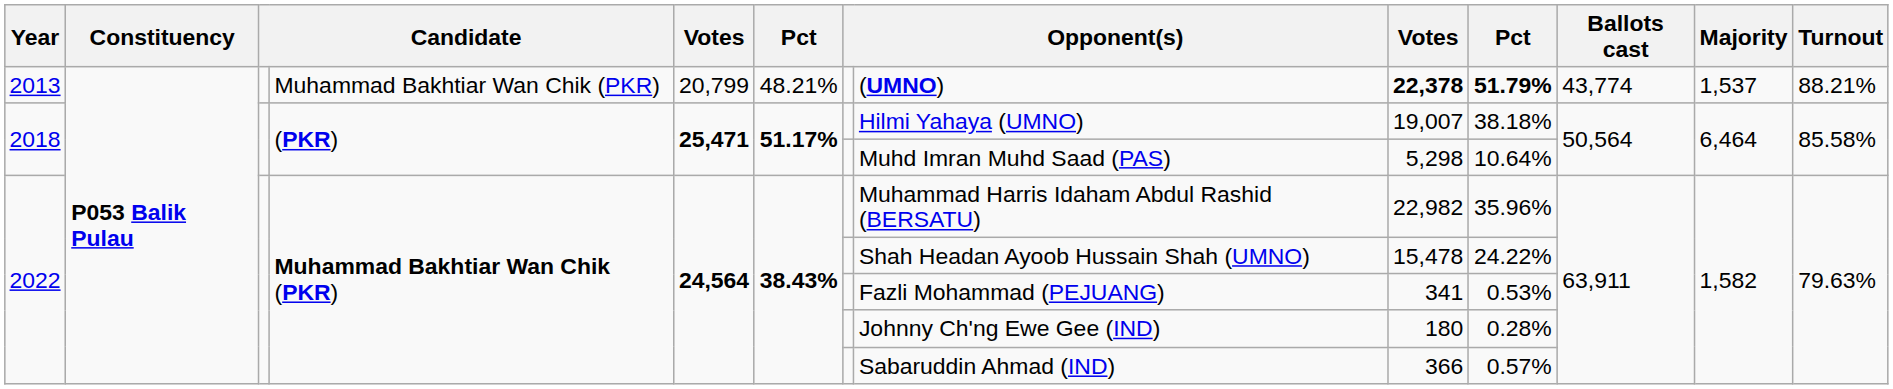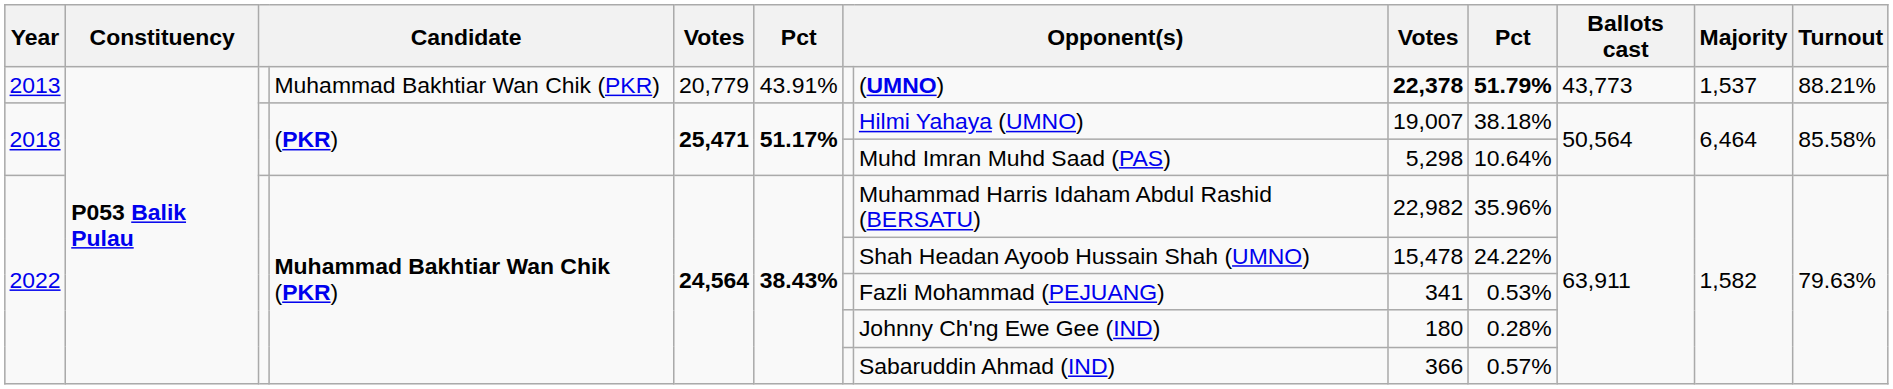(714, 85) 20,799 -> (714, 85) 20,779
(799, 85) 48.21% -> (799, 85) 43.91%
(1597, 85) 43,774 -> (1597, 85) 43,773
